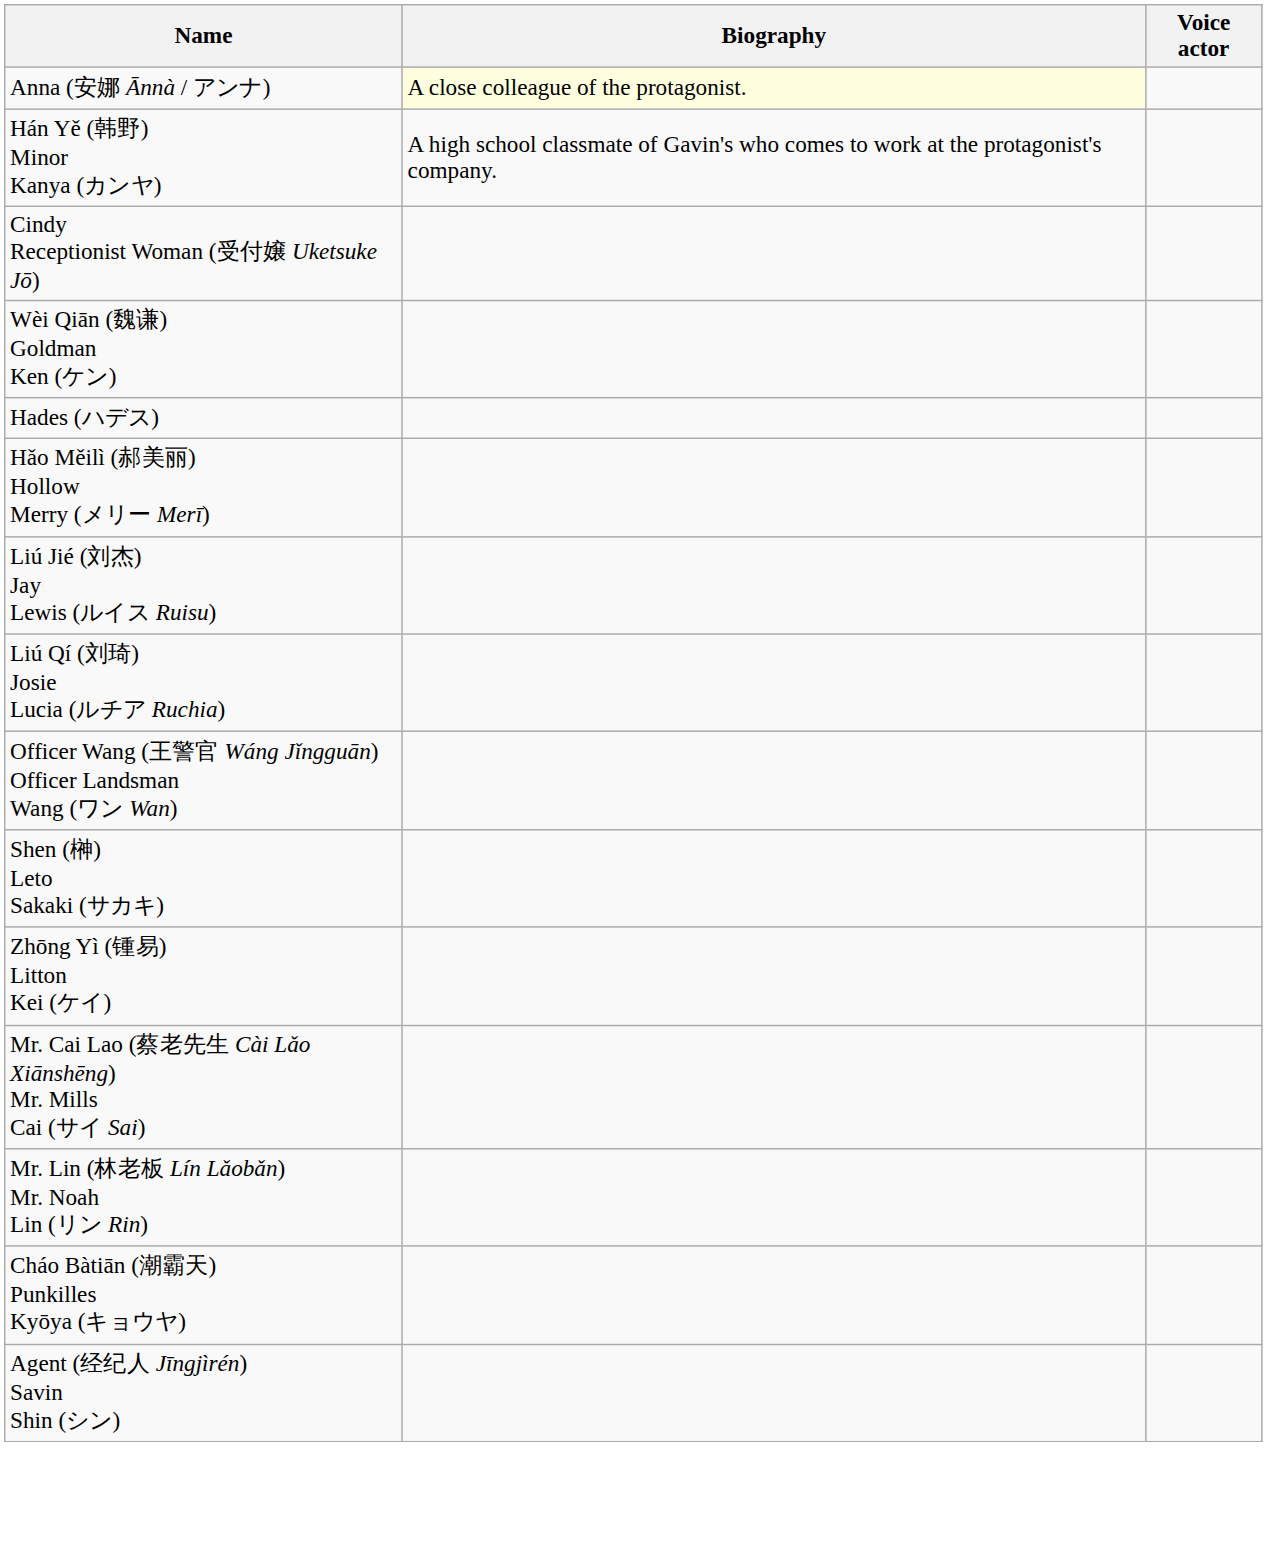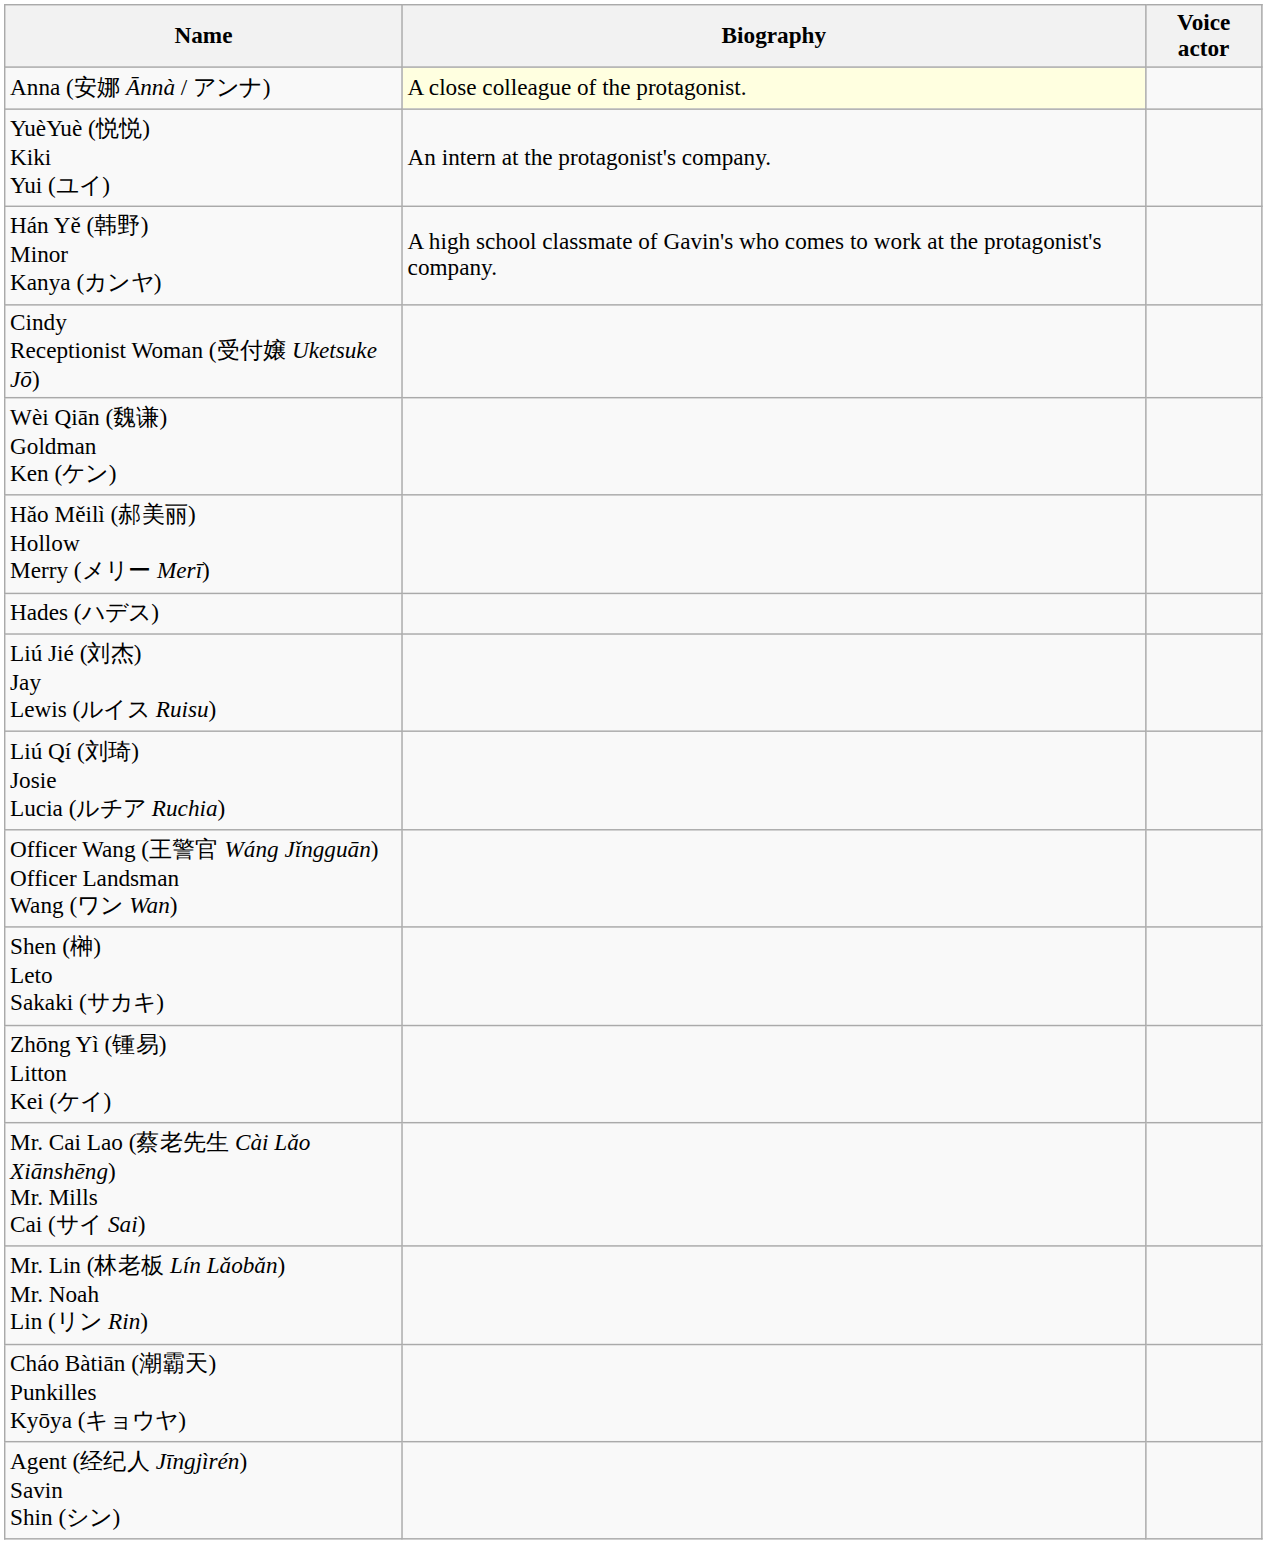+ row: (80, 156)
rows swapped: (84, 417) <-> (110, 486)
